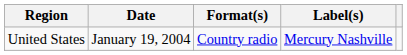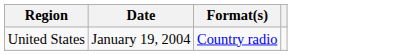- column: (338, 15)
